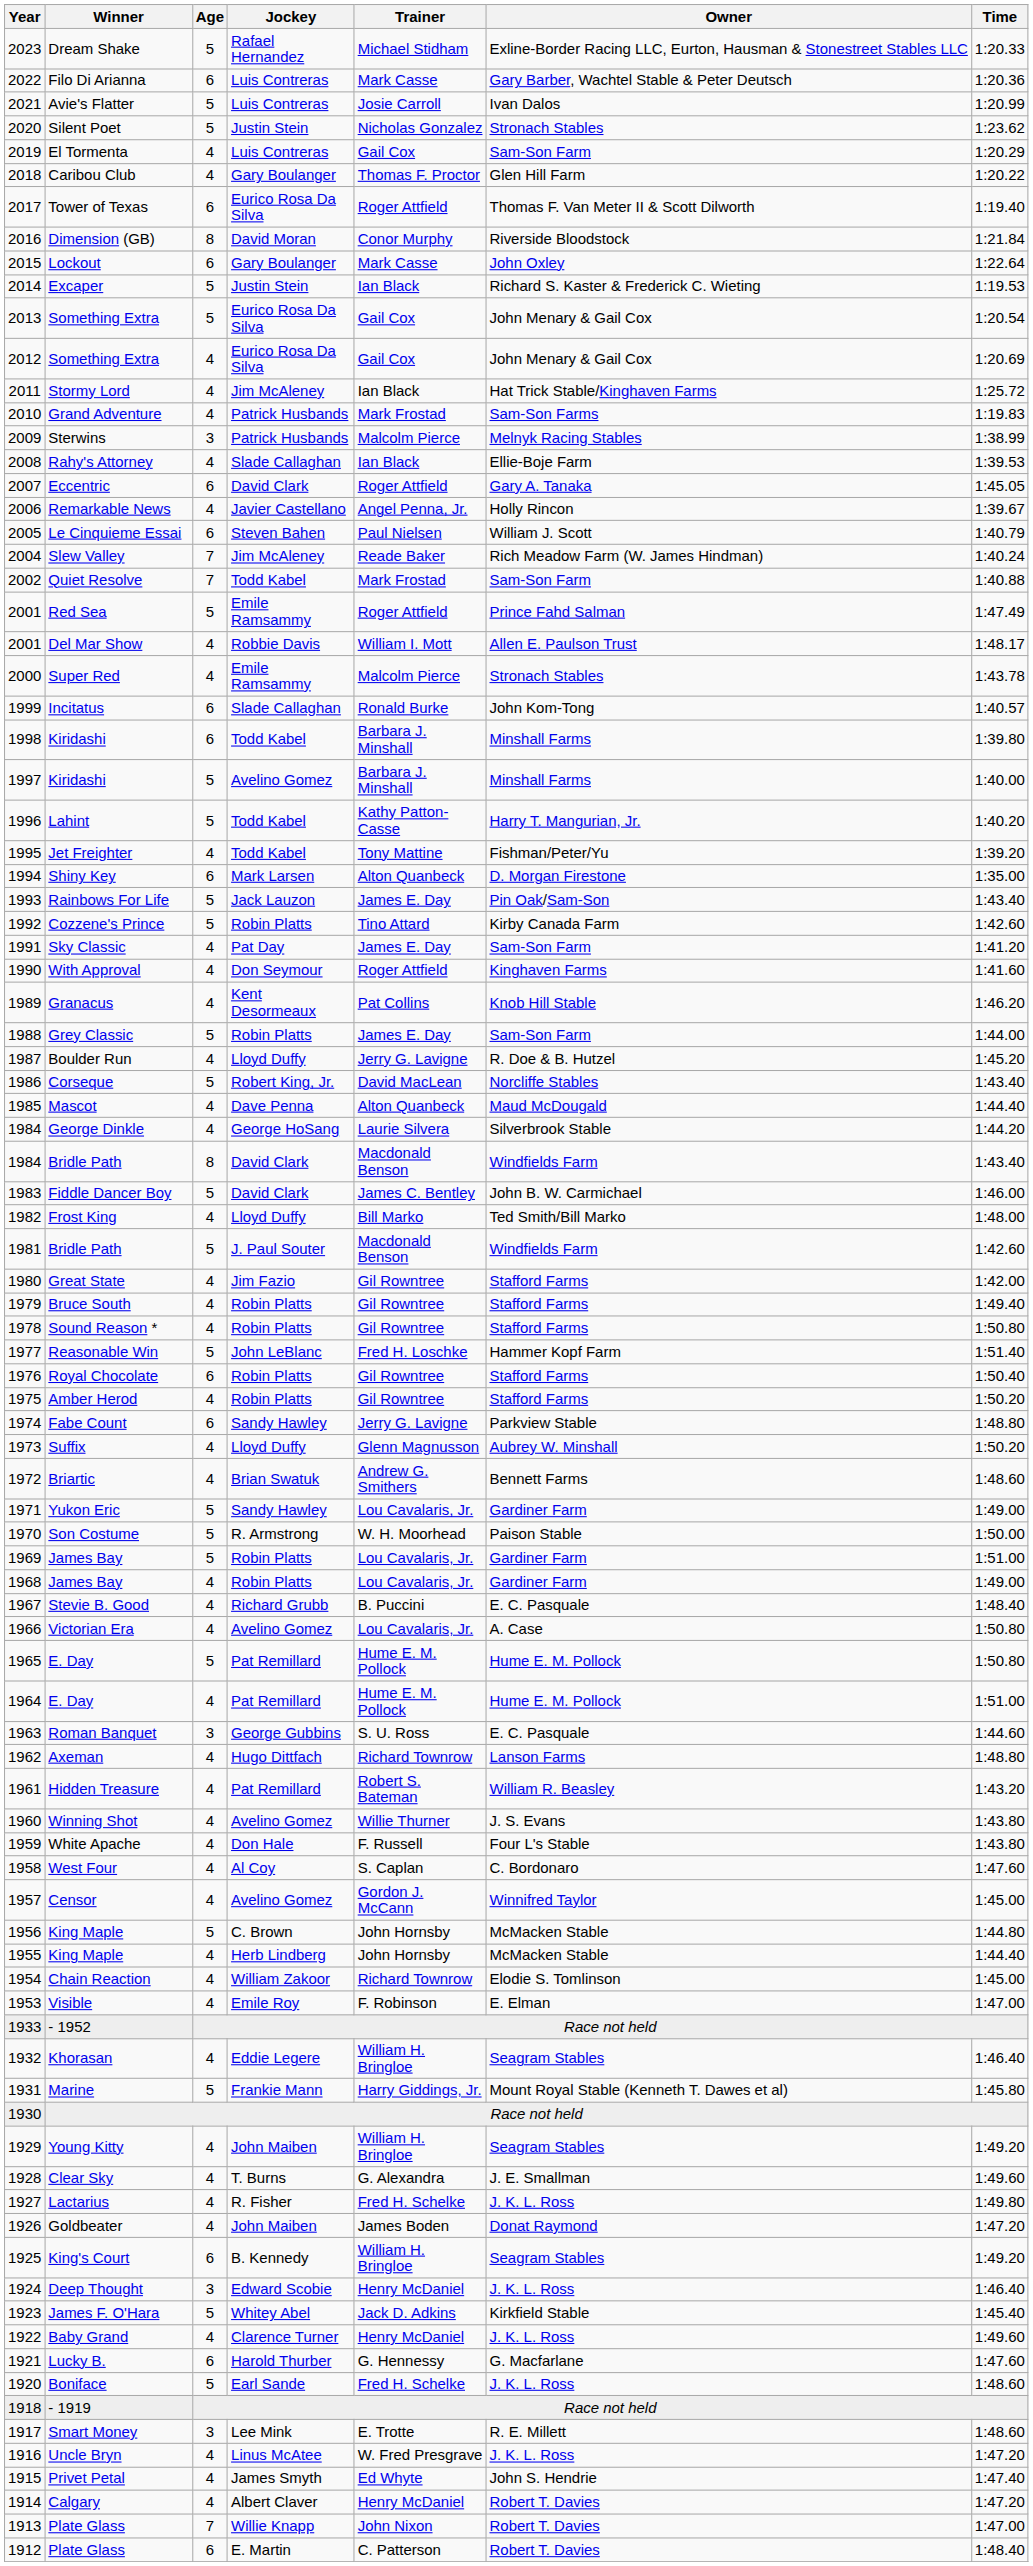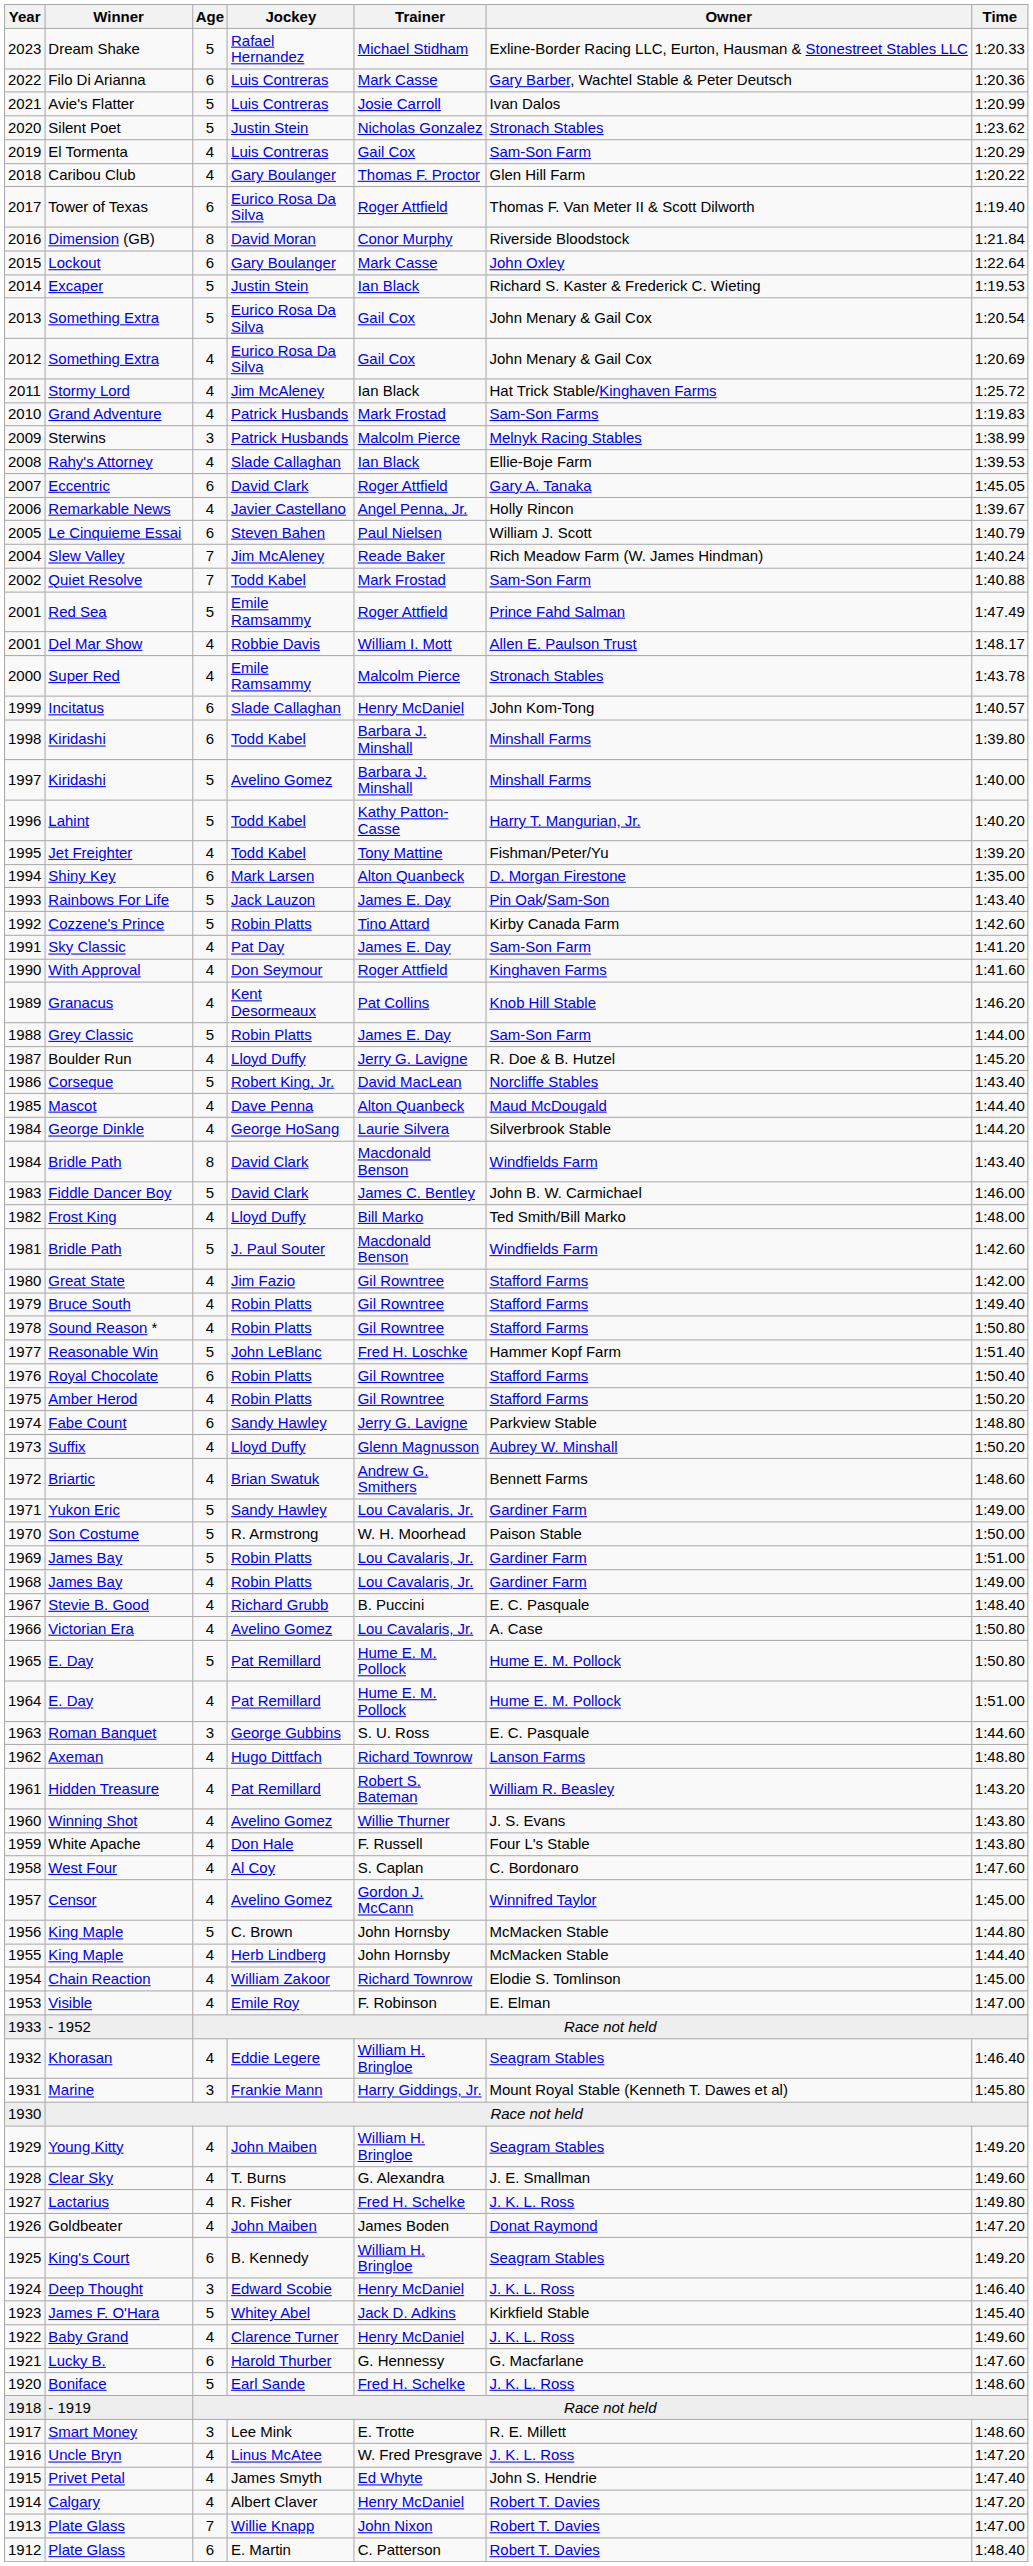(403, 708) Ronald Burke -> (411, 708) Henry McDaniel
(210, 2091) 5 -> (210, 2091) 3
